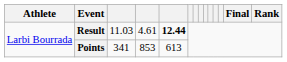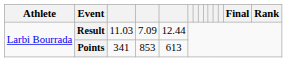(147, 31) 4.61 -> (147, 31) 7.09
(174, 31) bold -> (174, 31) normal
